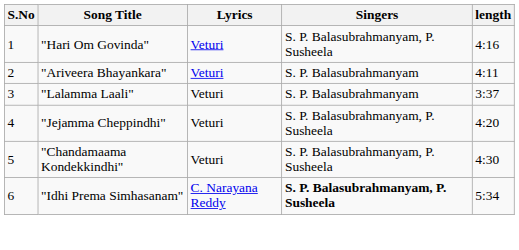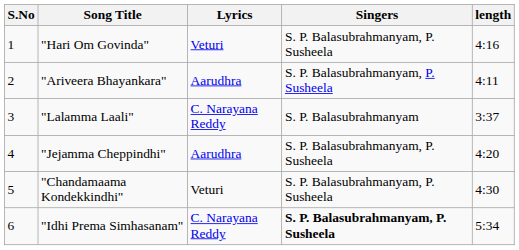(207, 72) Veturi -> (216, 80) Aarudhra
(352, 72) S. P. Balasubrahmanyam -> (360, 80) S. P. Balasubrahmanyam, P. Susheela
(207, 94) Veturi -> (224, 116) C. Narayana Reddy
(207, 123) Veturi -> (216, 153) Aarudhra
